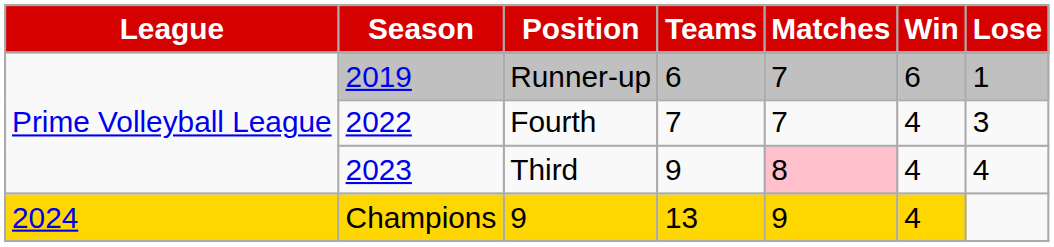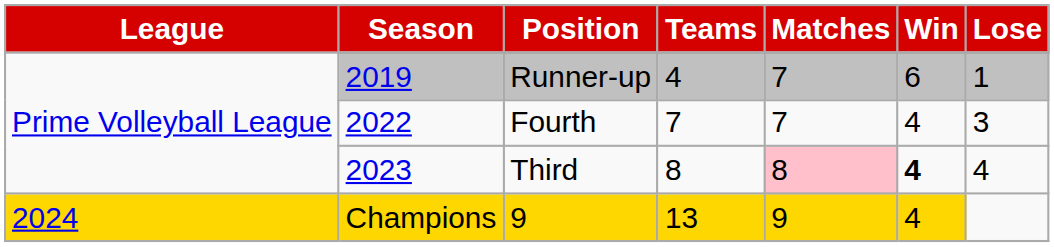(673, 76) 6 -> (673, 76) 4
(673, 170) 9 -> (673, 170) 8
(913, 170) normal -> (913, 170) bold
